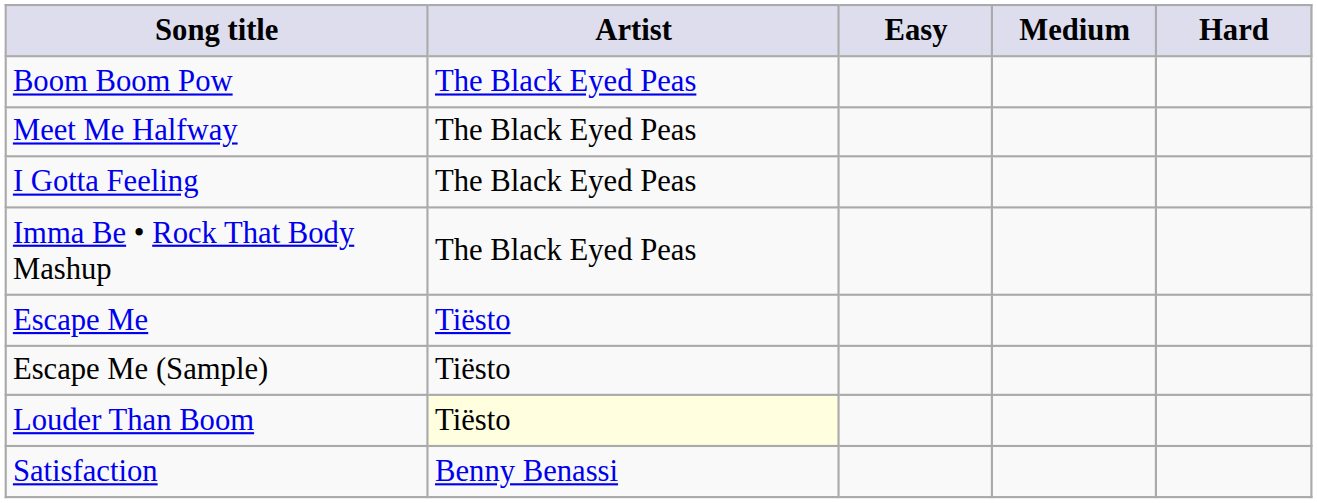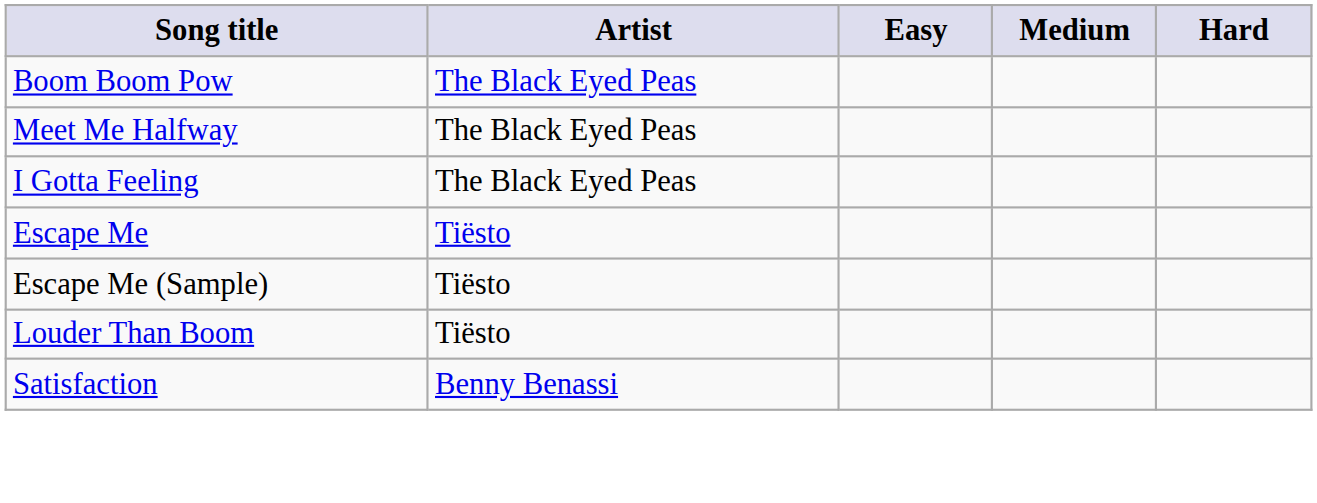- row: (184, 250)
(473, 420) lightyellow background -> (473, 333) no background
